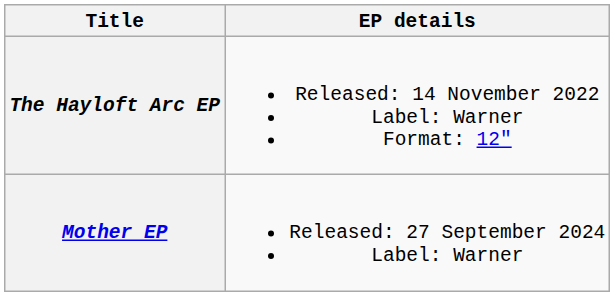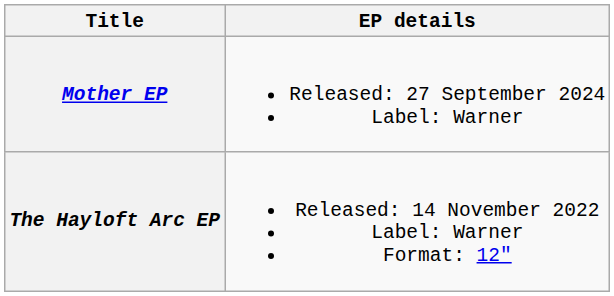rows swapped: (115, 106) <-> (115, 233)
